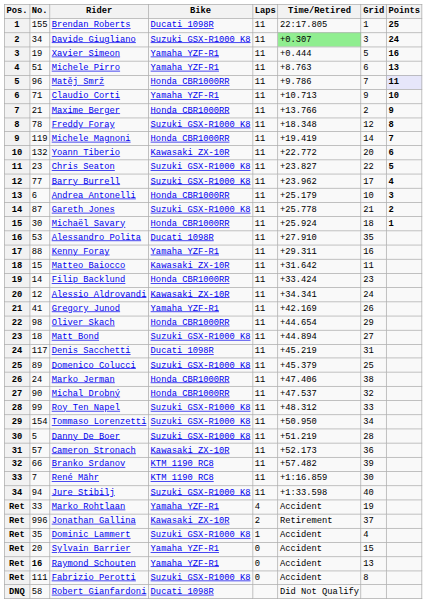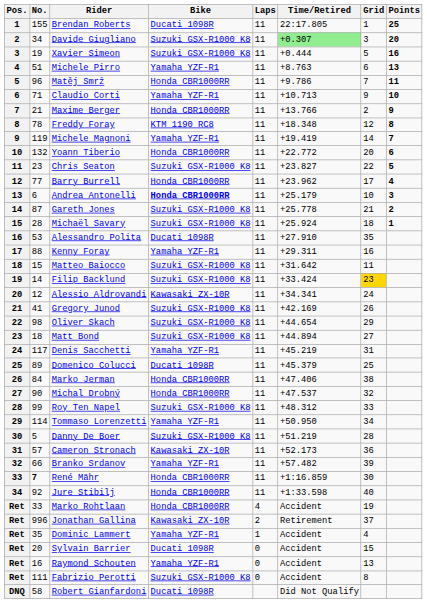(394, 40) 24 -> (394, 40) 20
(185, 54) Yamaha YZF-R1 -> (201, 54) Suzuki GSX-R1000 K8
(394, 83) lavender background -> (394, 83) no background
(201, 125) Suzuki GSX-R1000 K8 -> (182, 125) KTM 1190 RC8
(190, 139) Honda CBR1000RR -> (185, 139) Yamaha YZF-R1
(190, 153) Kawasaki ZX-10R -> (190, 153) Honda CBR1000RR
(201, 182) Suzuki GSX-R1000 K8 -> (190, 182) Honda CBR1000RR
(190, 196) normal -> (190, 196) bold
(37, 224) 30 -> (37, 224) 28
(190, 224) Honda CBR1000RR -> (201, 224) Suzuki GSX-R1000 K8
(190, 267) Kawasaki ZX-10R -> (201, 267) Suzuki GSX-R1000 K8
(190, 281) Honda CBR1000RR -> (201, 281) Suzuki GSX-R1000 K8
(368, 281) no background -> (368, 281) gold background
(185, 309) Yamaha YZF-R1 -> (201, 309) Suzuki GSX-R1000 K8
(190, 323) Honda CBR1000RR -> (201, 323) Suzuki GSX-R1000 K8
(182, 352) Ducati 1098R -> (185, 352) Yamaha YZF-R1
(201, 366) Suzuki GSX-R1000 K8 -> (182, 366) Ducati 1098R
(37, 380) 24 -> (37, 380) 84
(40, 422) 154 -> (40, 422) 114
(201, 422) Suzuki GSX-R1000 K8 -> (185, 422) Yamaha YZF-R1
(182, 465) KTM 1190 RC8 -> (185, 465) Yamaha YZF-R1
(34, 479) normal -> (34, 479) bold
(182, 479) KTM 1190 RC8 -> (190, 479) Honda CBR1000RR
(37, 493) 94 -> (37, 493) 92
(201, 493) Suzuki GSX-R1000 K8 -> (190, 493) Honda CBR1000RR
(185, 507) Yamaha YZF-R1 -> (190, 507) Honda CBR1000RR
(201, 536) Suzuki GSX-R1000 K8 -> (185, 536) Yamaha YZF-R1
(185, 550) Yamaha YZF-R1 -> (182, 550) Ducati 1098R
(37, 564) bold -> (37, 564) normal
